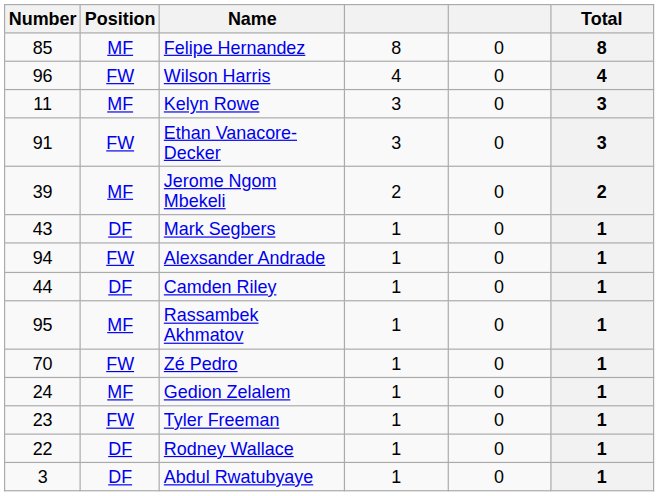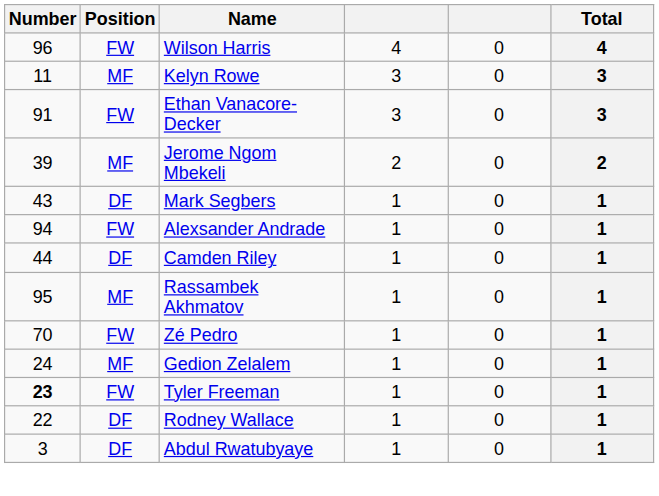- row: (235, 47)
(43, 420) normal -> (43, 391) bold
